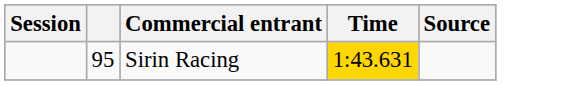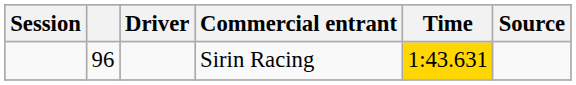+ column: (157, 22)
(103, 60) 95 -> (103, 60) 96
